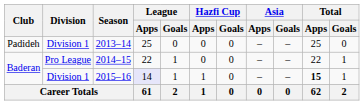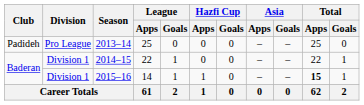(68, 44) Division 1 -> (68, 44) Pro League
(68, 60) Pro League -> (68, 60) Division 1
(147, 76) lavender background -> (147, 76) no background
